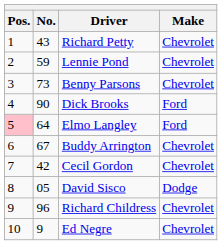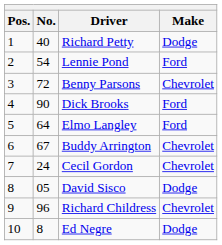(43, 41) 43 -> (43, 41) 40
(188, 41) Chevrolet -> (180, 41) Dodge
(43, 62) 59 -> (43, 62) 54
(188, 62) Chevrolet -> (175, 62) Ford
(43, 83) 73 -> (43, 83) 72
(11, 124) pink background -> (11, 124) no background
(43, 166) 42 -> (43, 166) 24
(40, 229) 9 -> (40, 229) 8
(188, 229) Chevrolet -> (180, 229) Dodge
